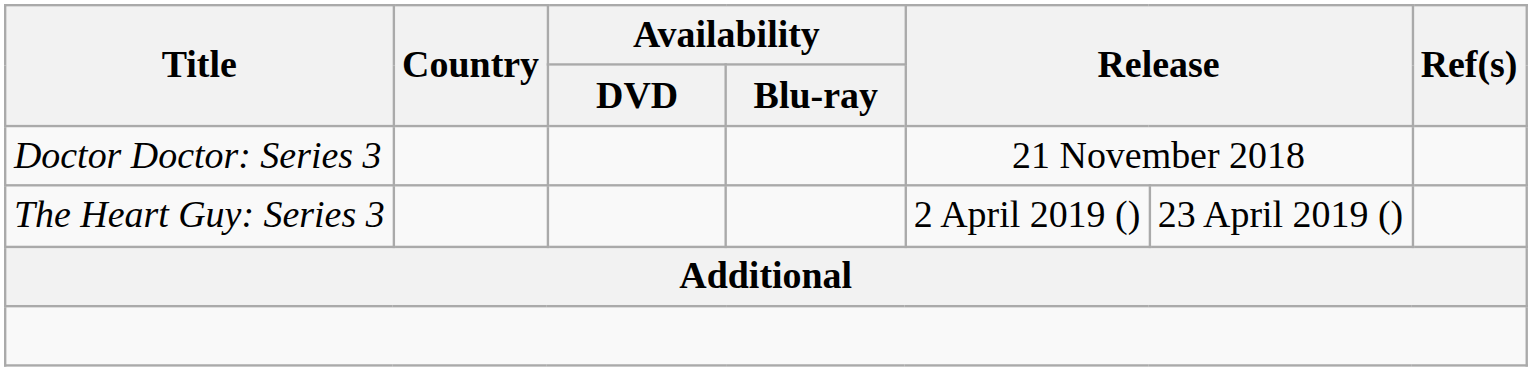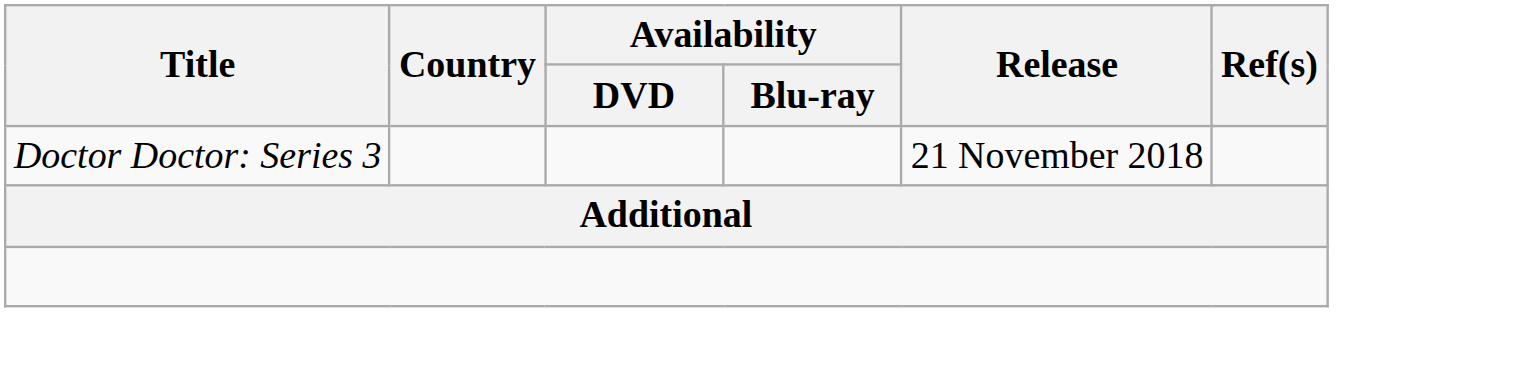- row: (199, 214)
